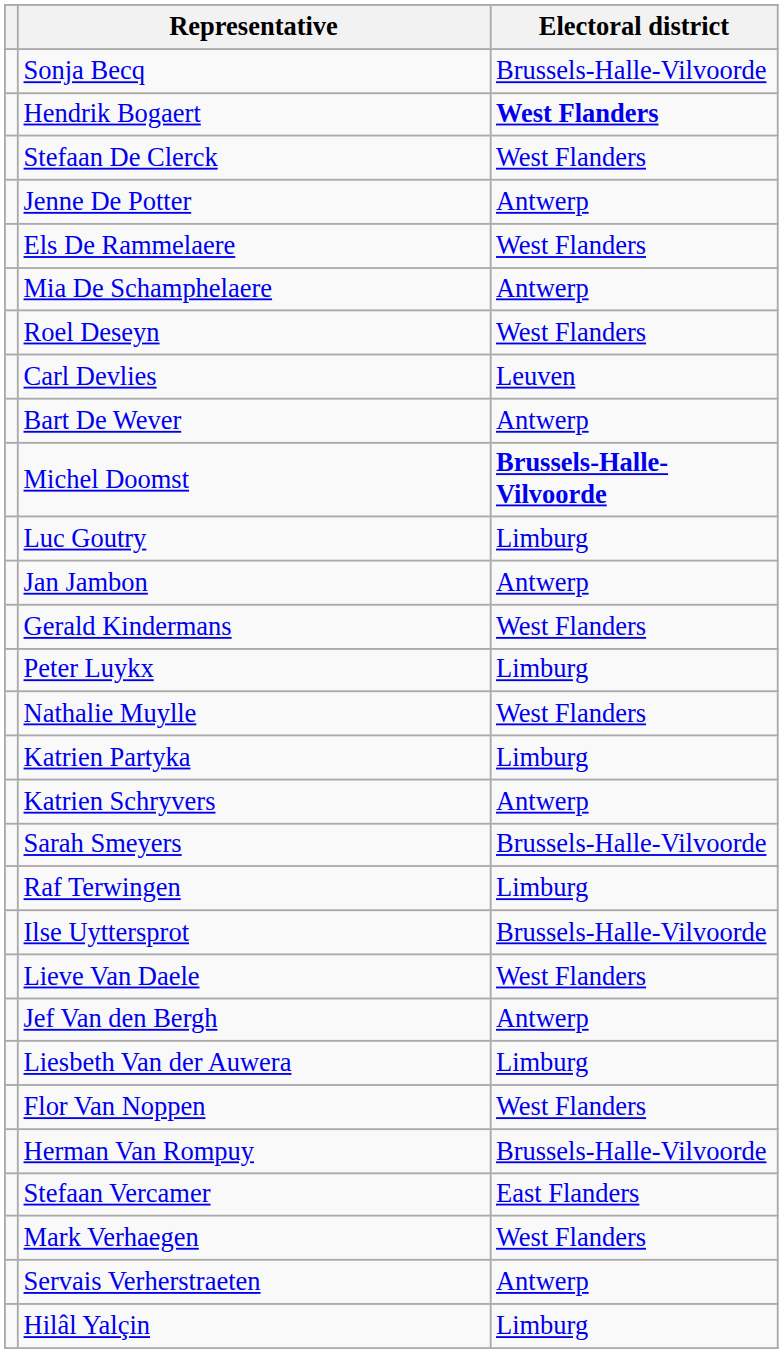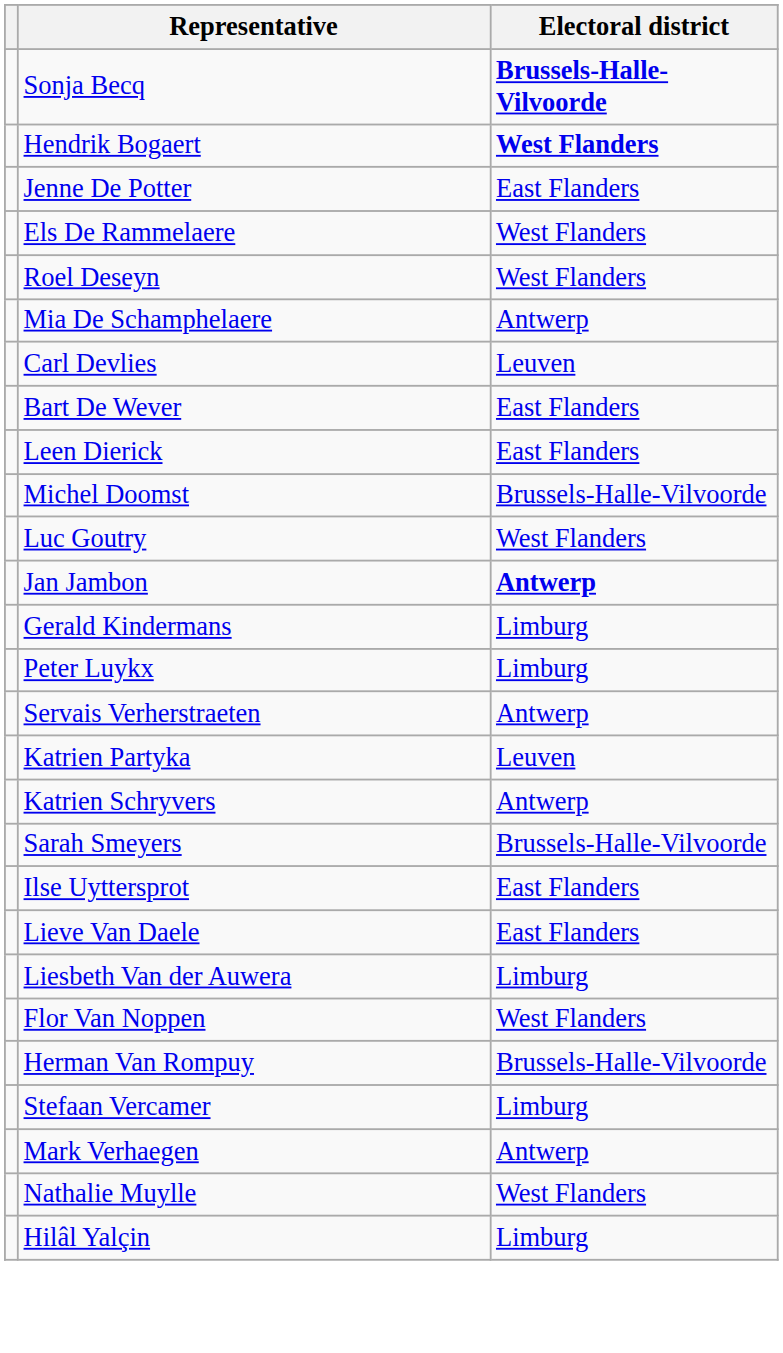(631, 70) normal -> (582, 86) bold
- row: (121, 157)
(542, 201) Antwerp -> (568, 189) East Flanders
rows swapped: (148, 288) <-> (92, 332)
(542, 420) Antwerp -> (568, 407) East Flanders
+ row: (93, 451)
(582, 479) bold -> (631, 495) normal
(542, 538) Limburg -> (571, 538) West Flanders
(542, 582) normal -> (546, 582) bold
(571, 626) West Flanders -> (542, 626) Limburg
rows swapped: (110, 713) <-> (142, 1281)
(542, 757) Limburg -> (536, 757) Leuven
- row: (102, 888)
(631, 932) Brussels-Halle-Vilvoorde -> (568, 888) East Flanders
(571, 975) West Flanders -> (568, 932) East Flanders
- row: (121, 1019)
(568, 1194) East Flanders -> (542, 1106) Limburg
(571, 1237) West Flanders -> (542, 1150) Antwerp
